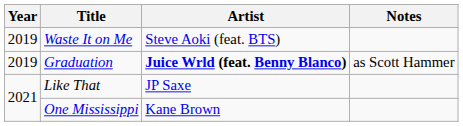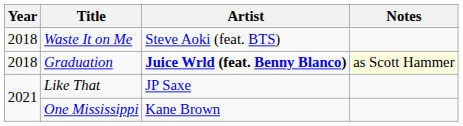(23, 39) 2019 -> (23, 39) 2018
(23, 62) 2019 -> (23, 62) 2018
(404, 62) no background -> (404, 62) lightyellow background
